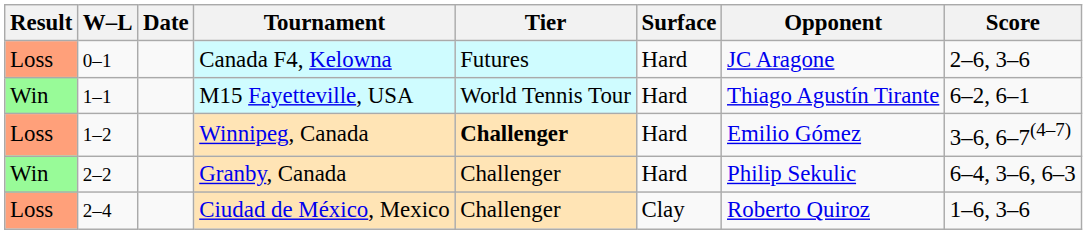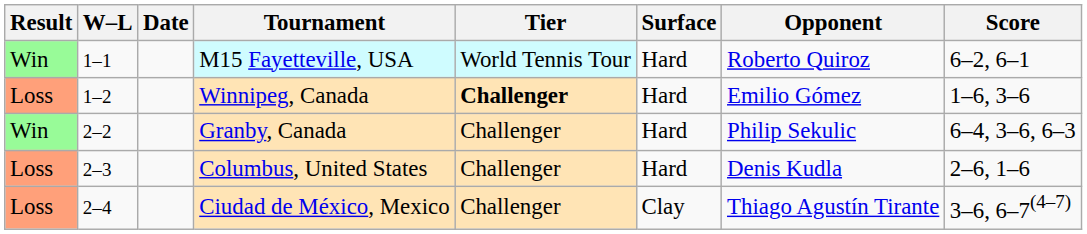- row: (296, 58)
(833, 95) Thiago Agustín Tirante -> (799, 58) Roberto Quiroz
(1011, 134) 3–6, 6–7(4–7) -> (990, 95) 1–6, 3–6
+ row: (313, 167)
(799, 210) Roberto Quiroz -> (833, 207) Thiago Agustín Tirante
(990, 210) 1–6, 3–6 -> (1011, 207) 3–6, 6–7(4–7)
